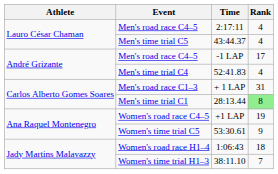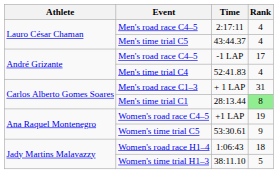(261, 161) 7 -> (261, 161) 5
